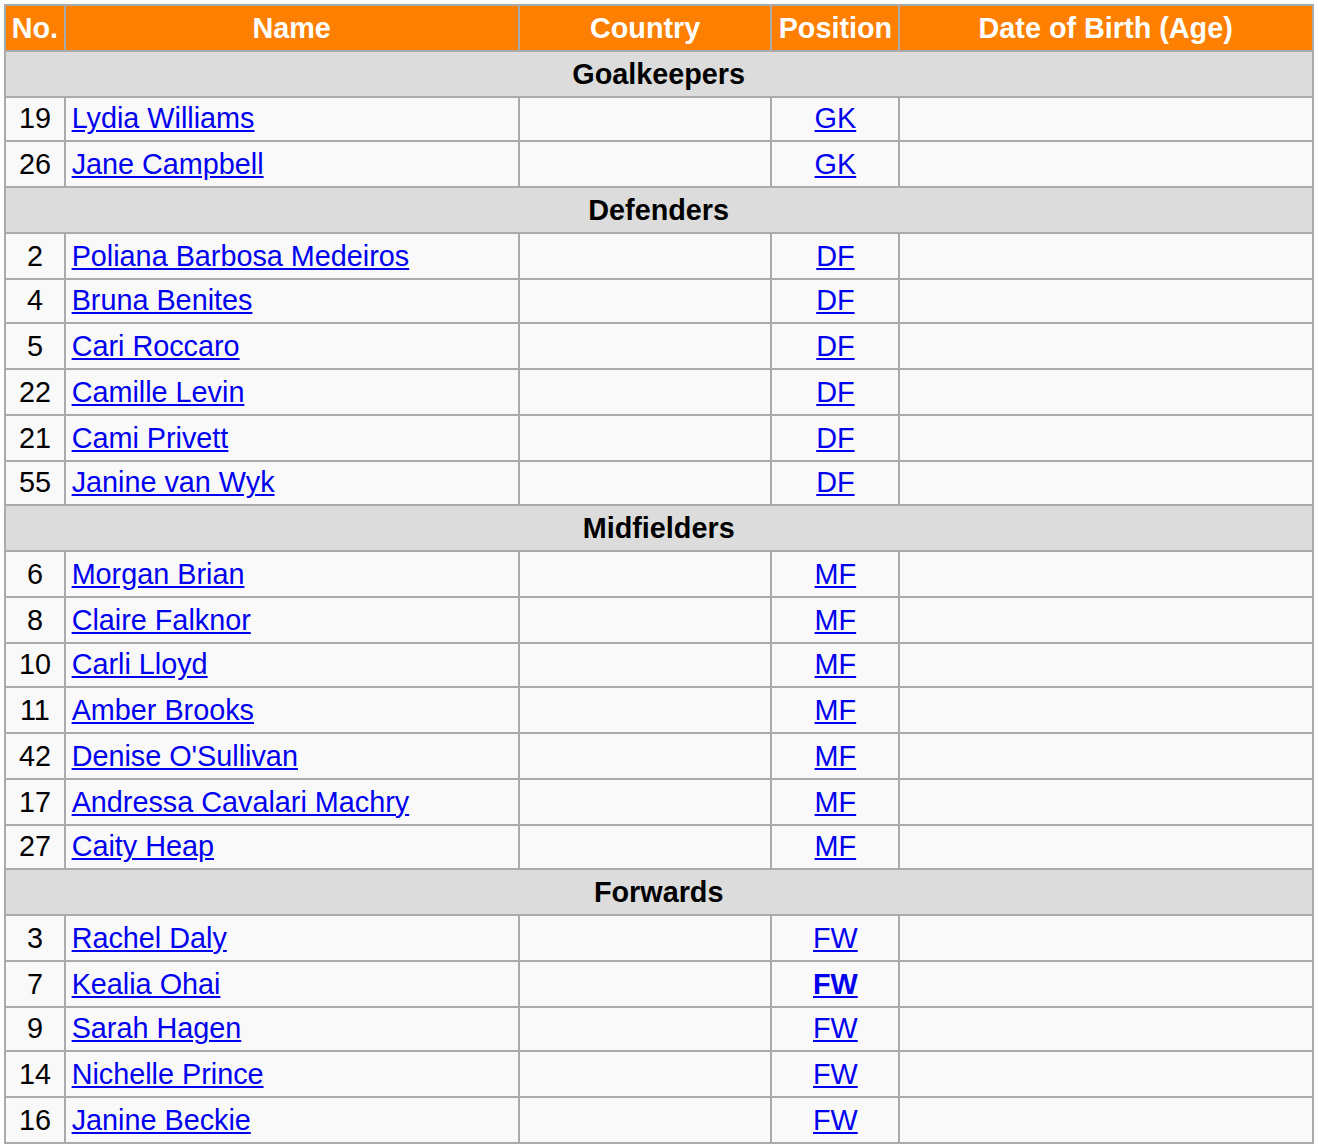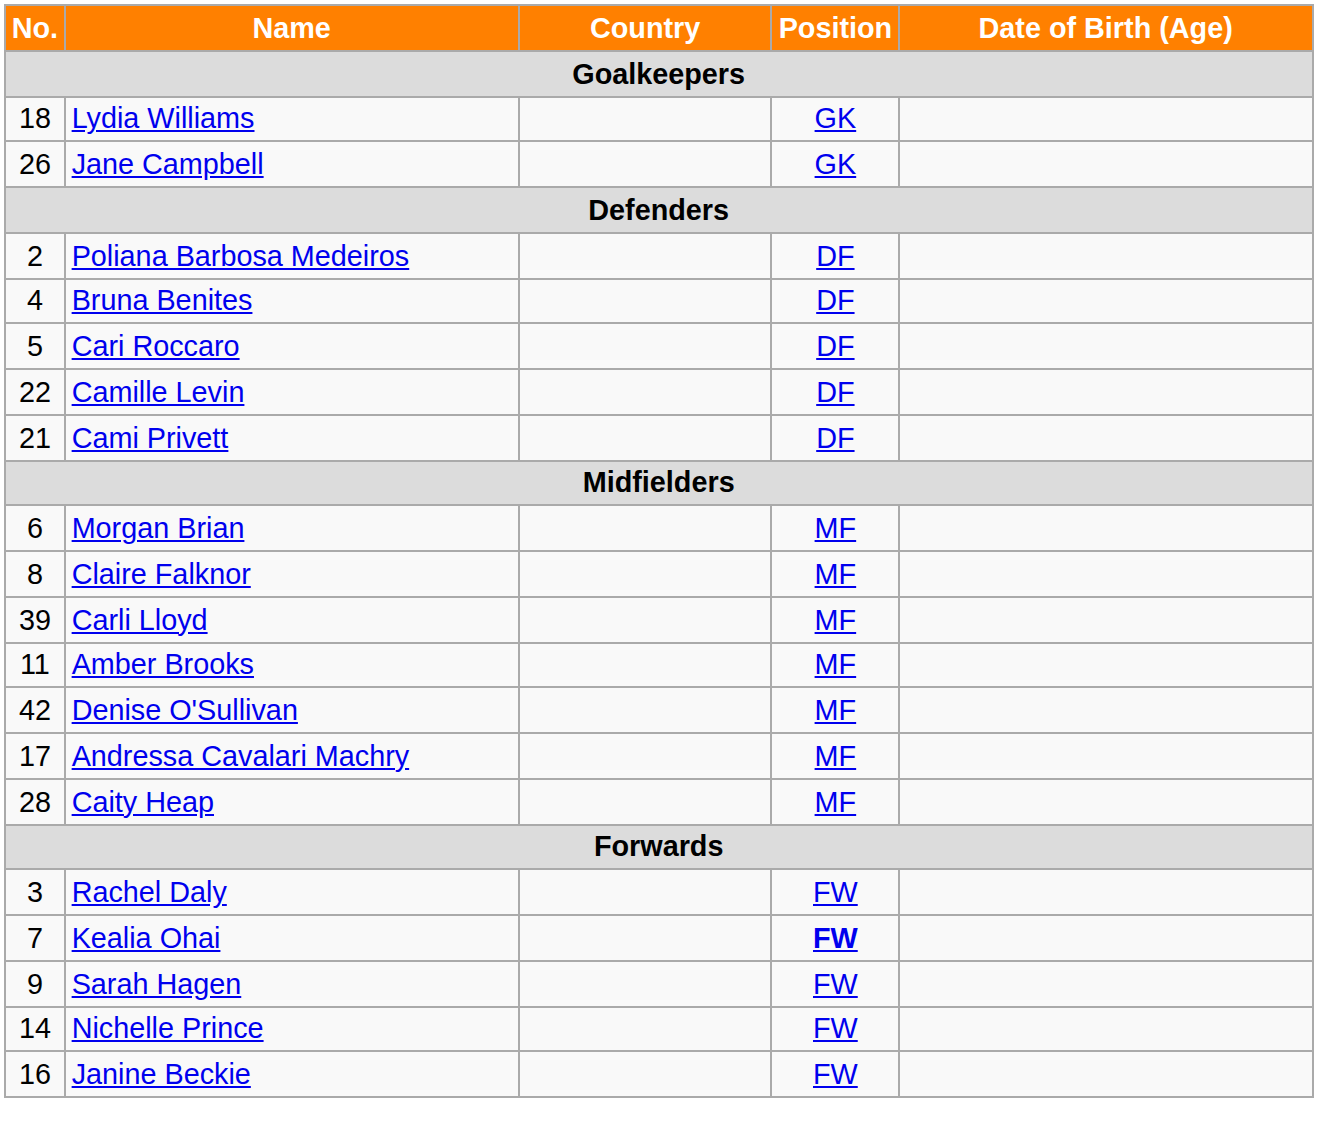(35, 119) 19 -> (35, 119) 18
- row: (173, 483)
(35, 665) 10 -> (35, 620) 39
(35, 847) 27 -> (35, 802) 28
